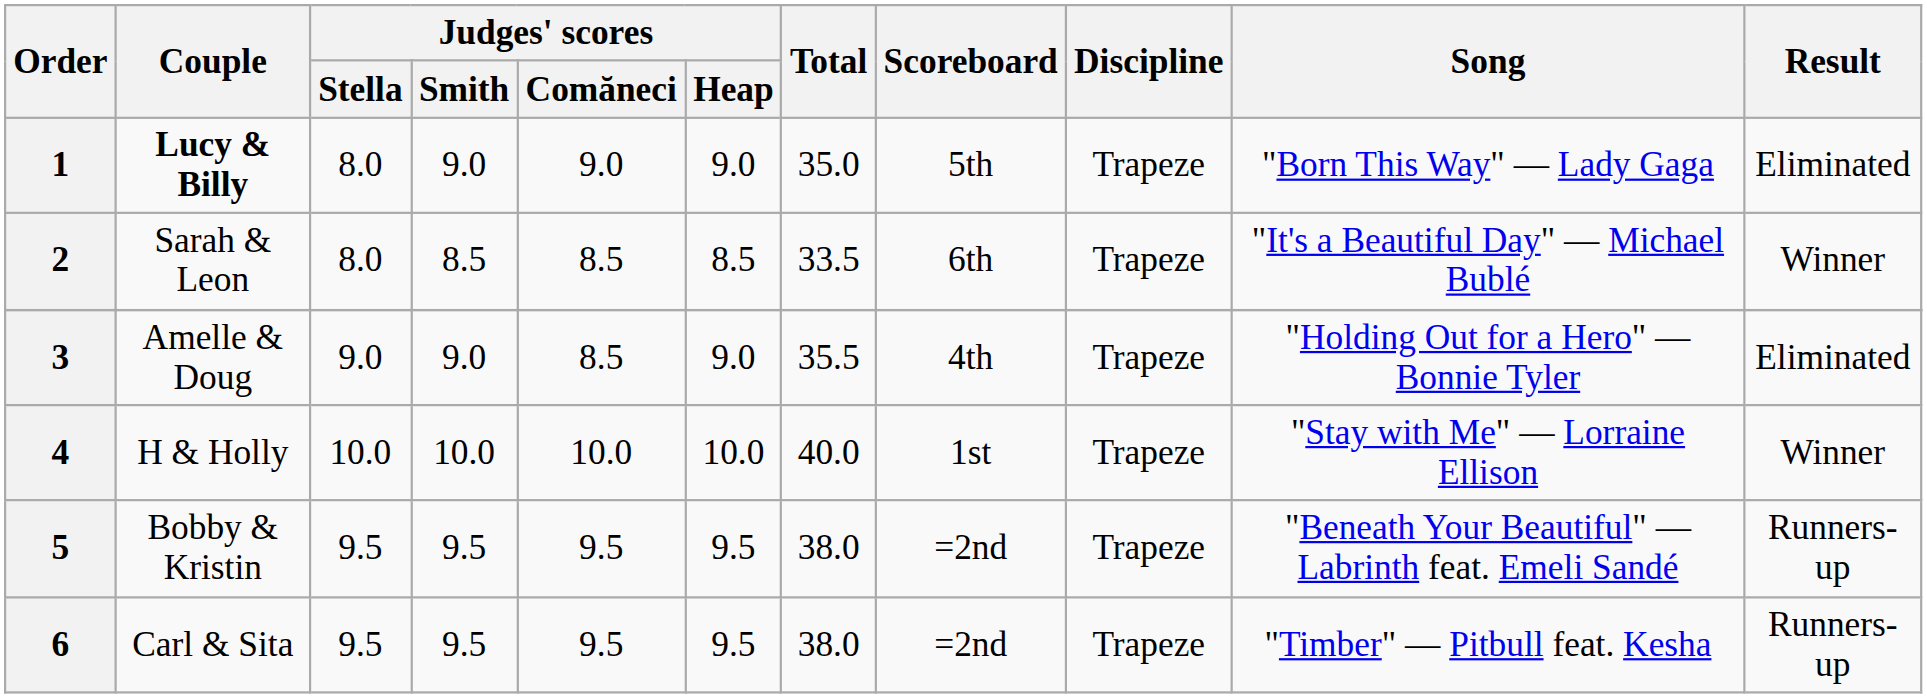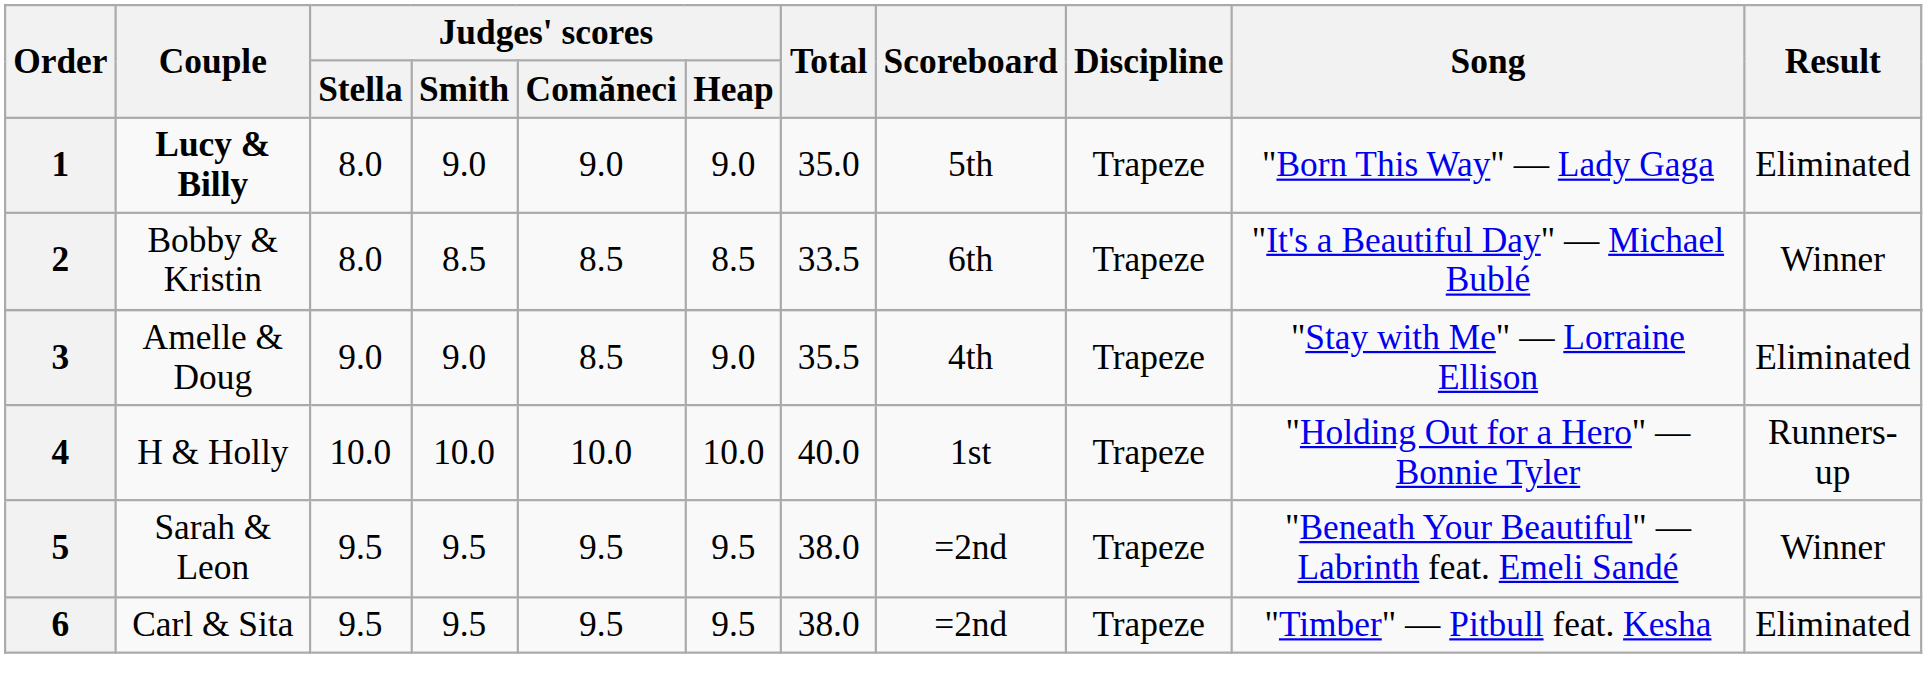(213, 260) Sarah & Leon -> (213, 260) Bobby & Kristin
(1488, 356) "Holding Out for a Hero" — Bonnie Tyler -> (1488, 356) "Stay with Me" — Lorraine Ellison
(1488, 452) "Stay with Me" — Lorraine Ellison -> (1488, 452) "Holding Out for a Hero" — Bonnie Tyler
(1833, 452) Winner -> (1833, 452) Runners-up
(213, 548) Bobby & Kristin -> (213, 548) Sarah & Leon
(1833, 548) Runners-up -> (1833, 548) Winner
(1833, 643) Runners-up -> (1833, 623) Eliminated
